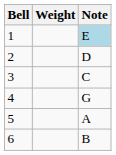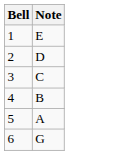- column: (55, 14)
(86, 35) lightblue background -> (39, 35) no background
(86, 98) G -> (40, 98) B
(86, 139) B -> (40, 139) G
